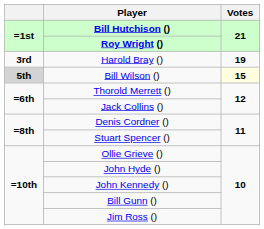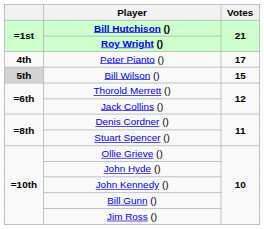- row: (132, 60)
+ row: (132, 60)
(240, 75) lightyellow background -> (240, 75) no background
